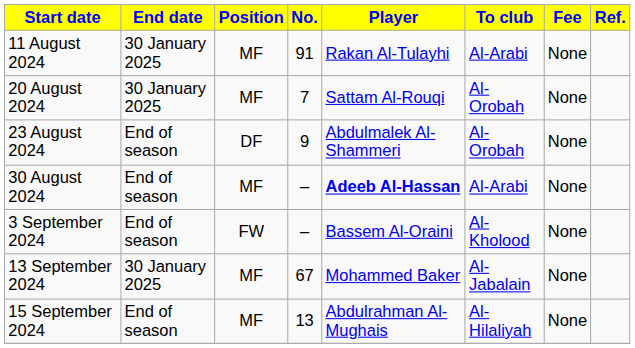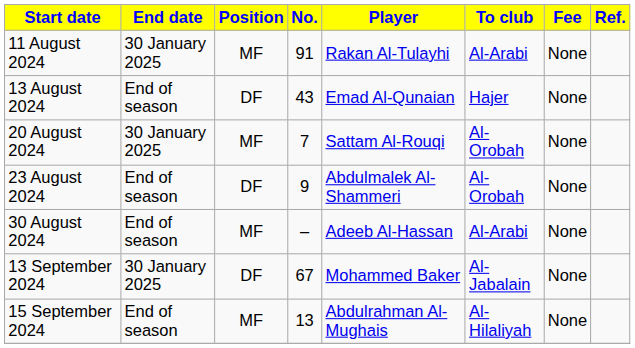+ row: (45, 97)
(393, 187) bold -> (389, 231) normal
- row: (55, 231)
(251, 276) MF -> (251, 276) DF
